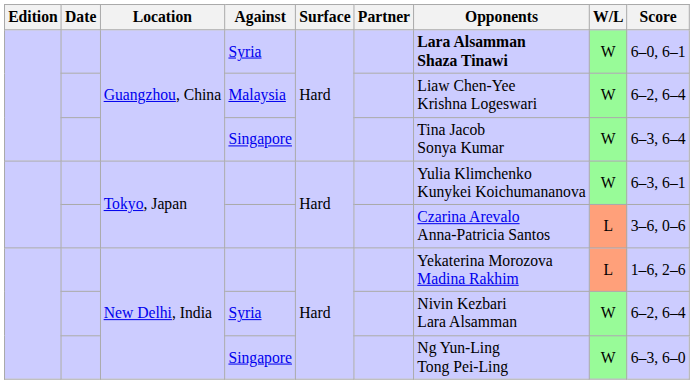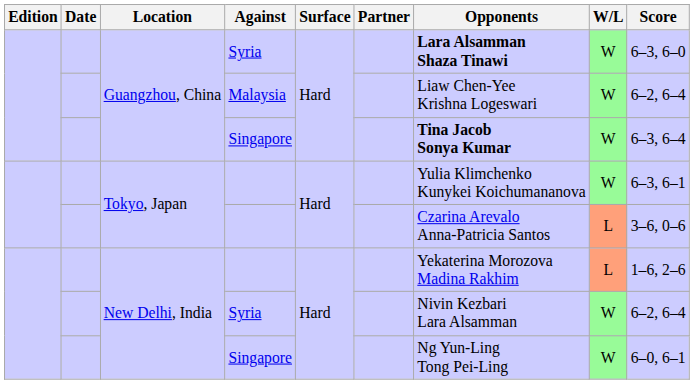(658, 51) 6–0, 6–1 -> (658, 51) 6–3, 6–0
(461, 138) normal -> (464, 138) bold
(658, 356) 6–3, 6–0 -> (658, 356) 6–0, 6–1
